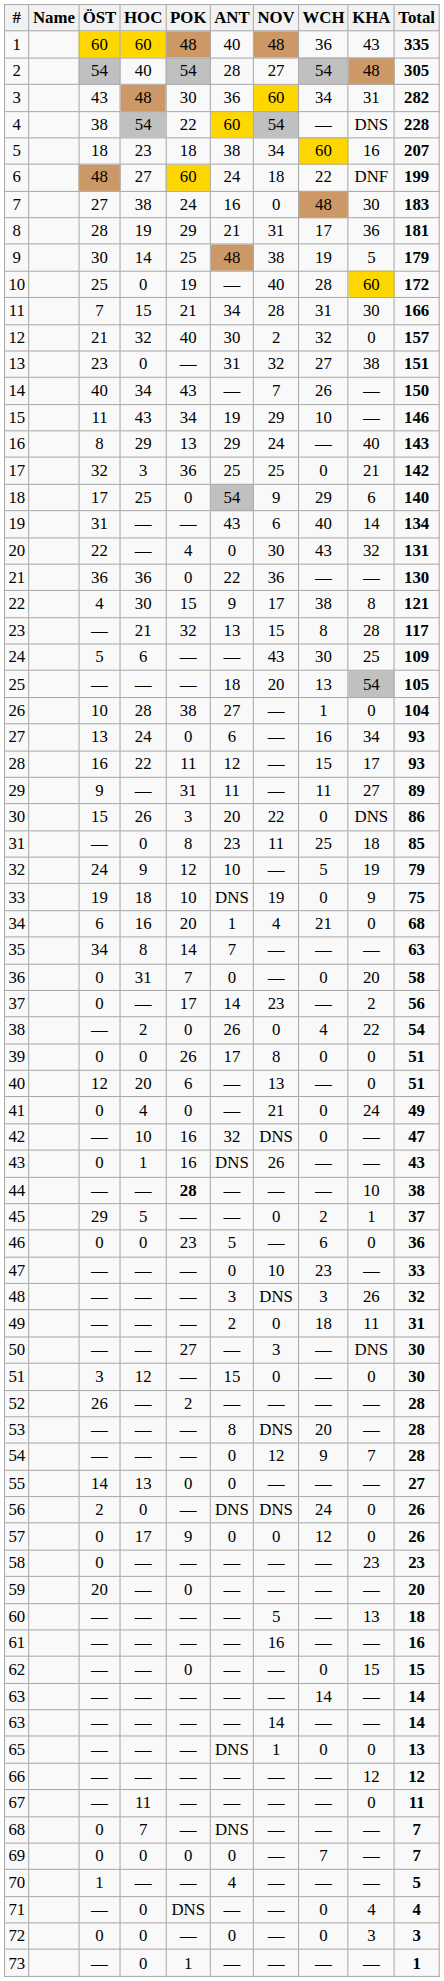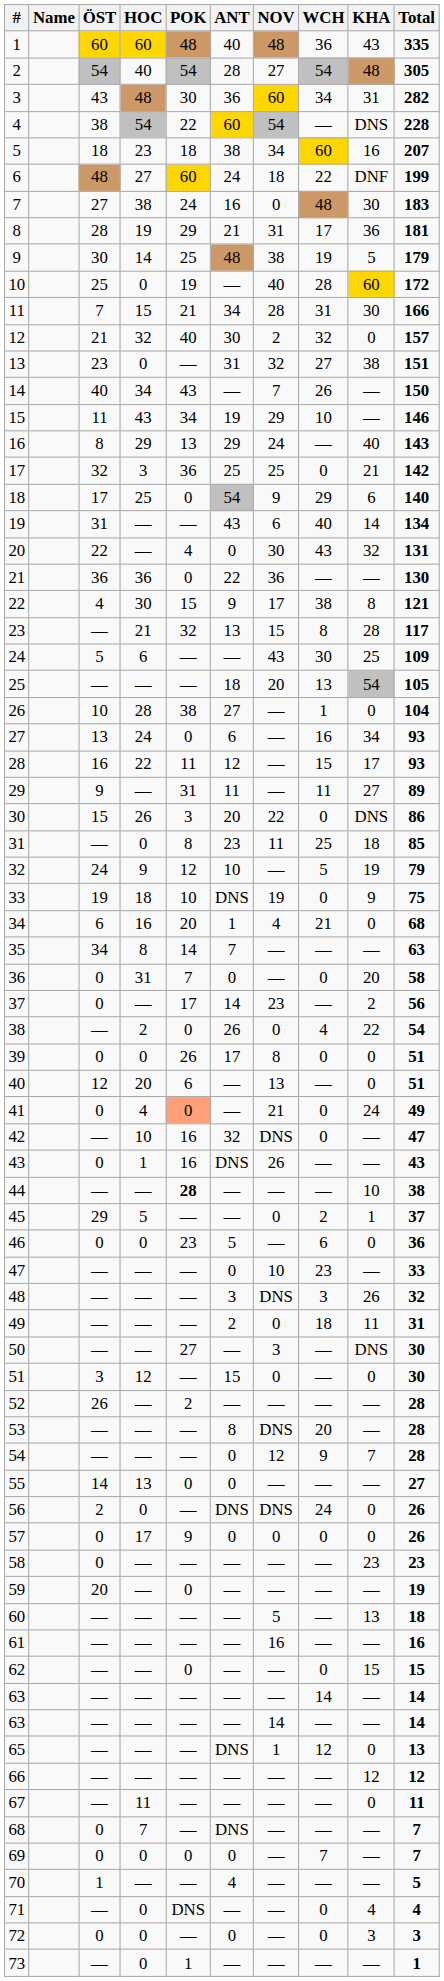(188, 1110) no background -> (188, 1110) lightsalmon background
(323, 1536) 12 -> (323, 1536) 0
(417, 1589) 20 -> (417, 1589) 19
(323, 1749) 0 -> (323, 1749) 12
